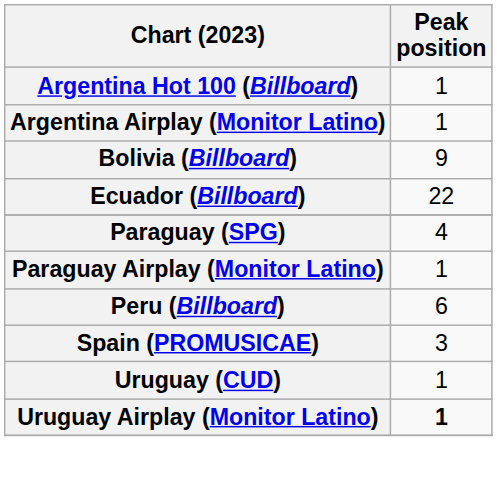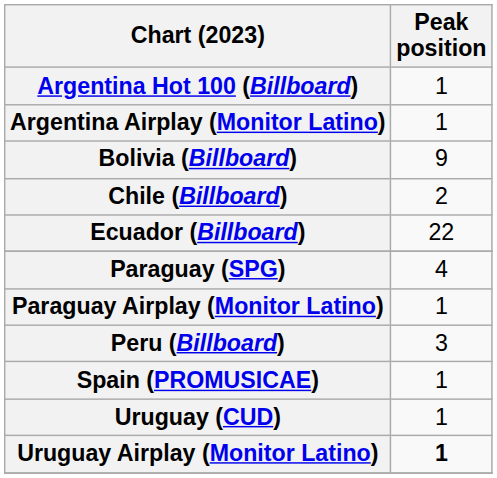+ row: (198, 196)
(441, 306) 6 -> (441, 343) 3
(441, 343) 3 -> (441, 380) 1
